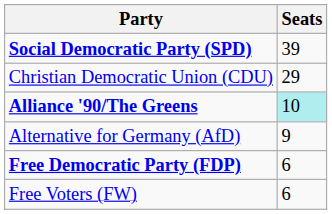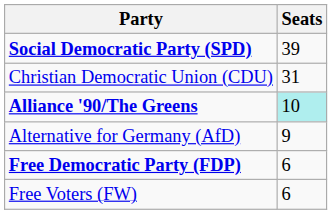(291, 77) 29 -> (291, 77) 31
